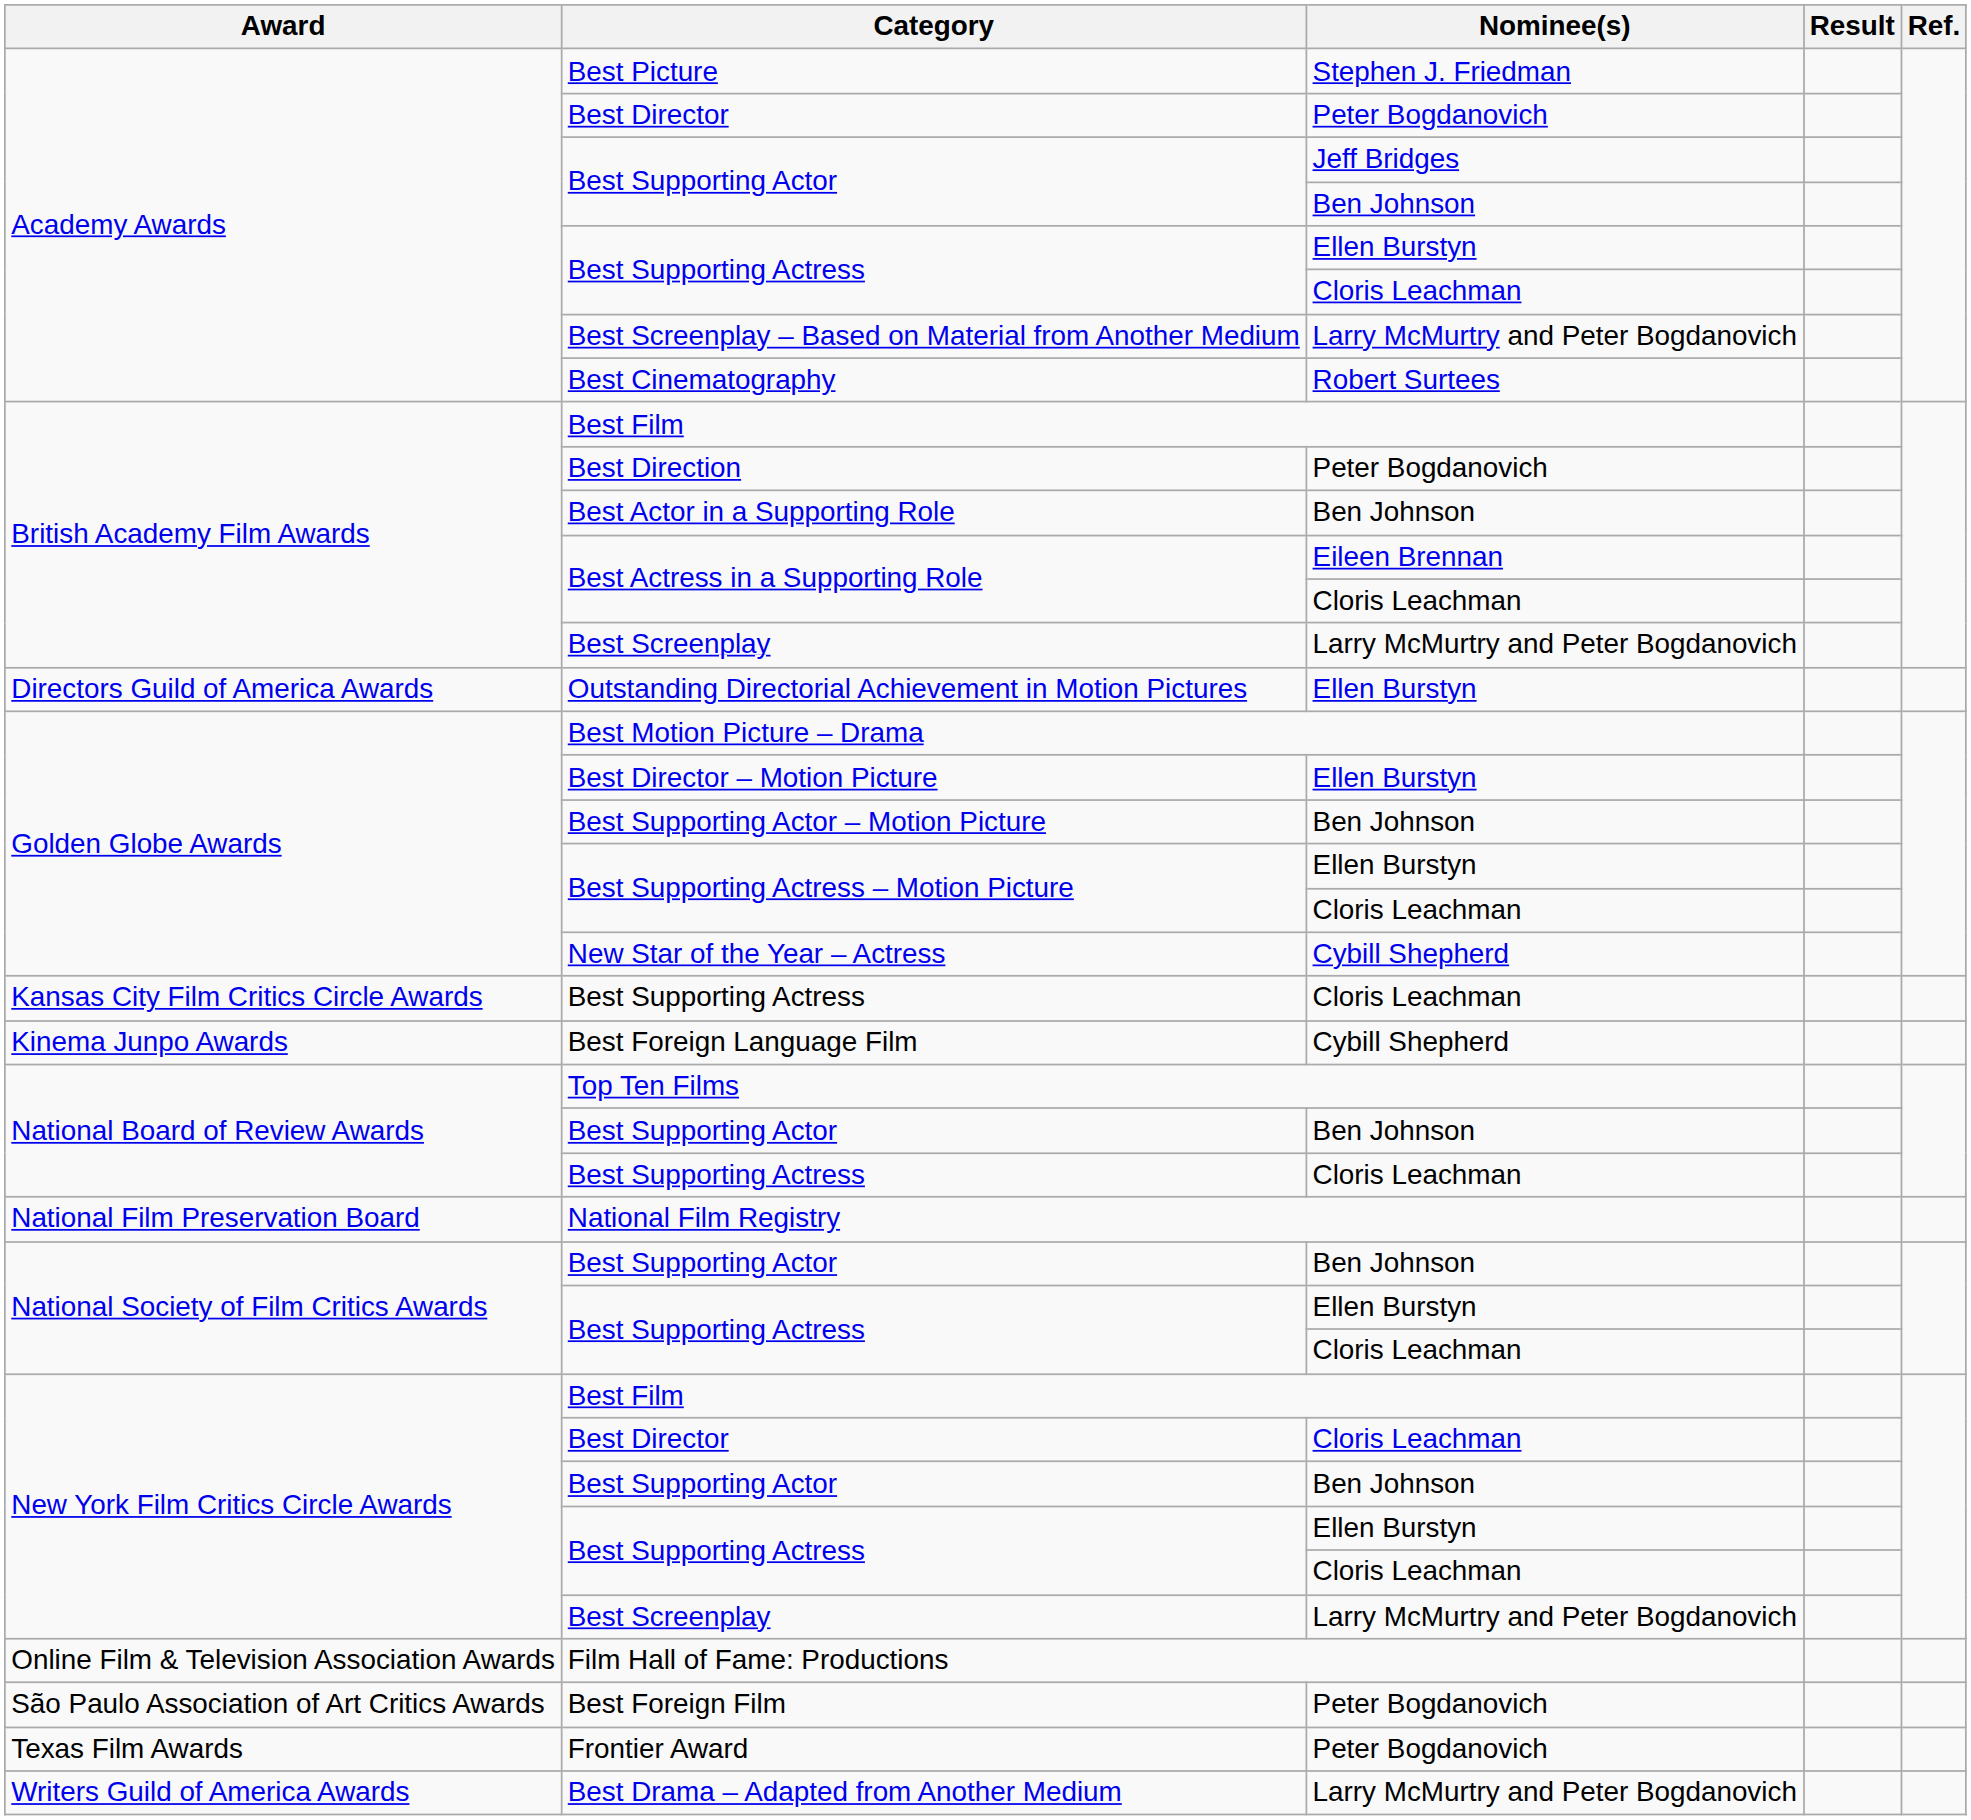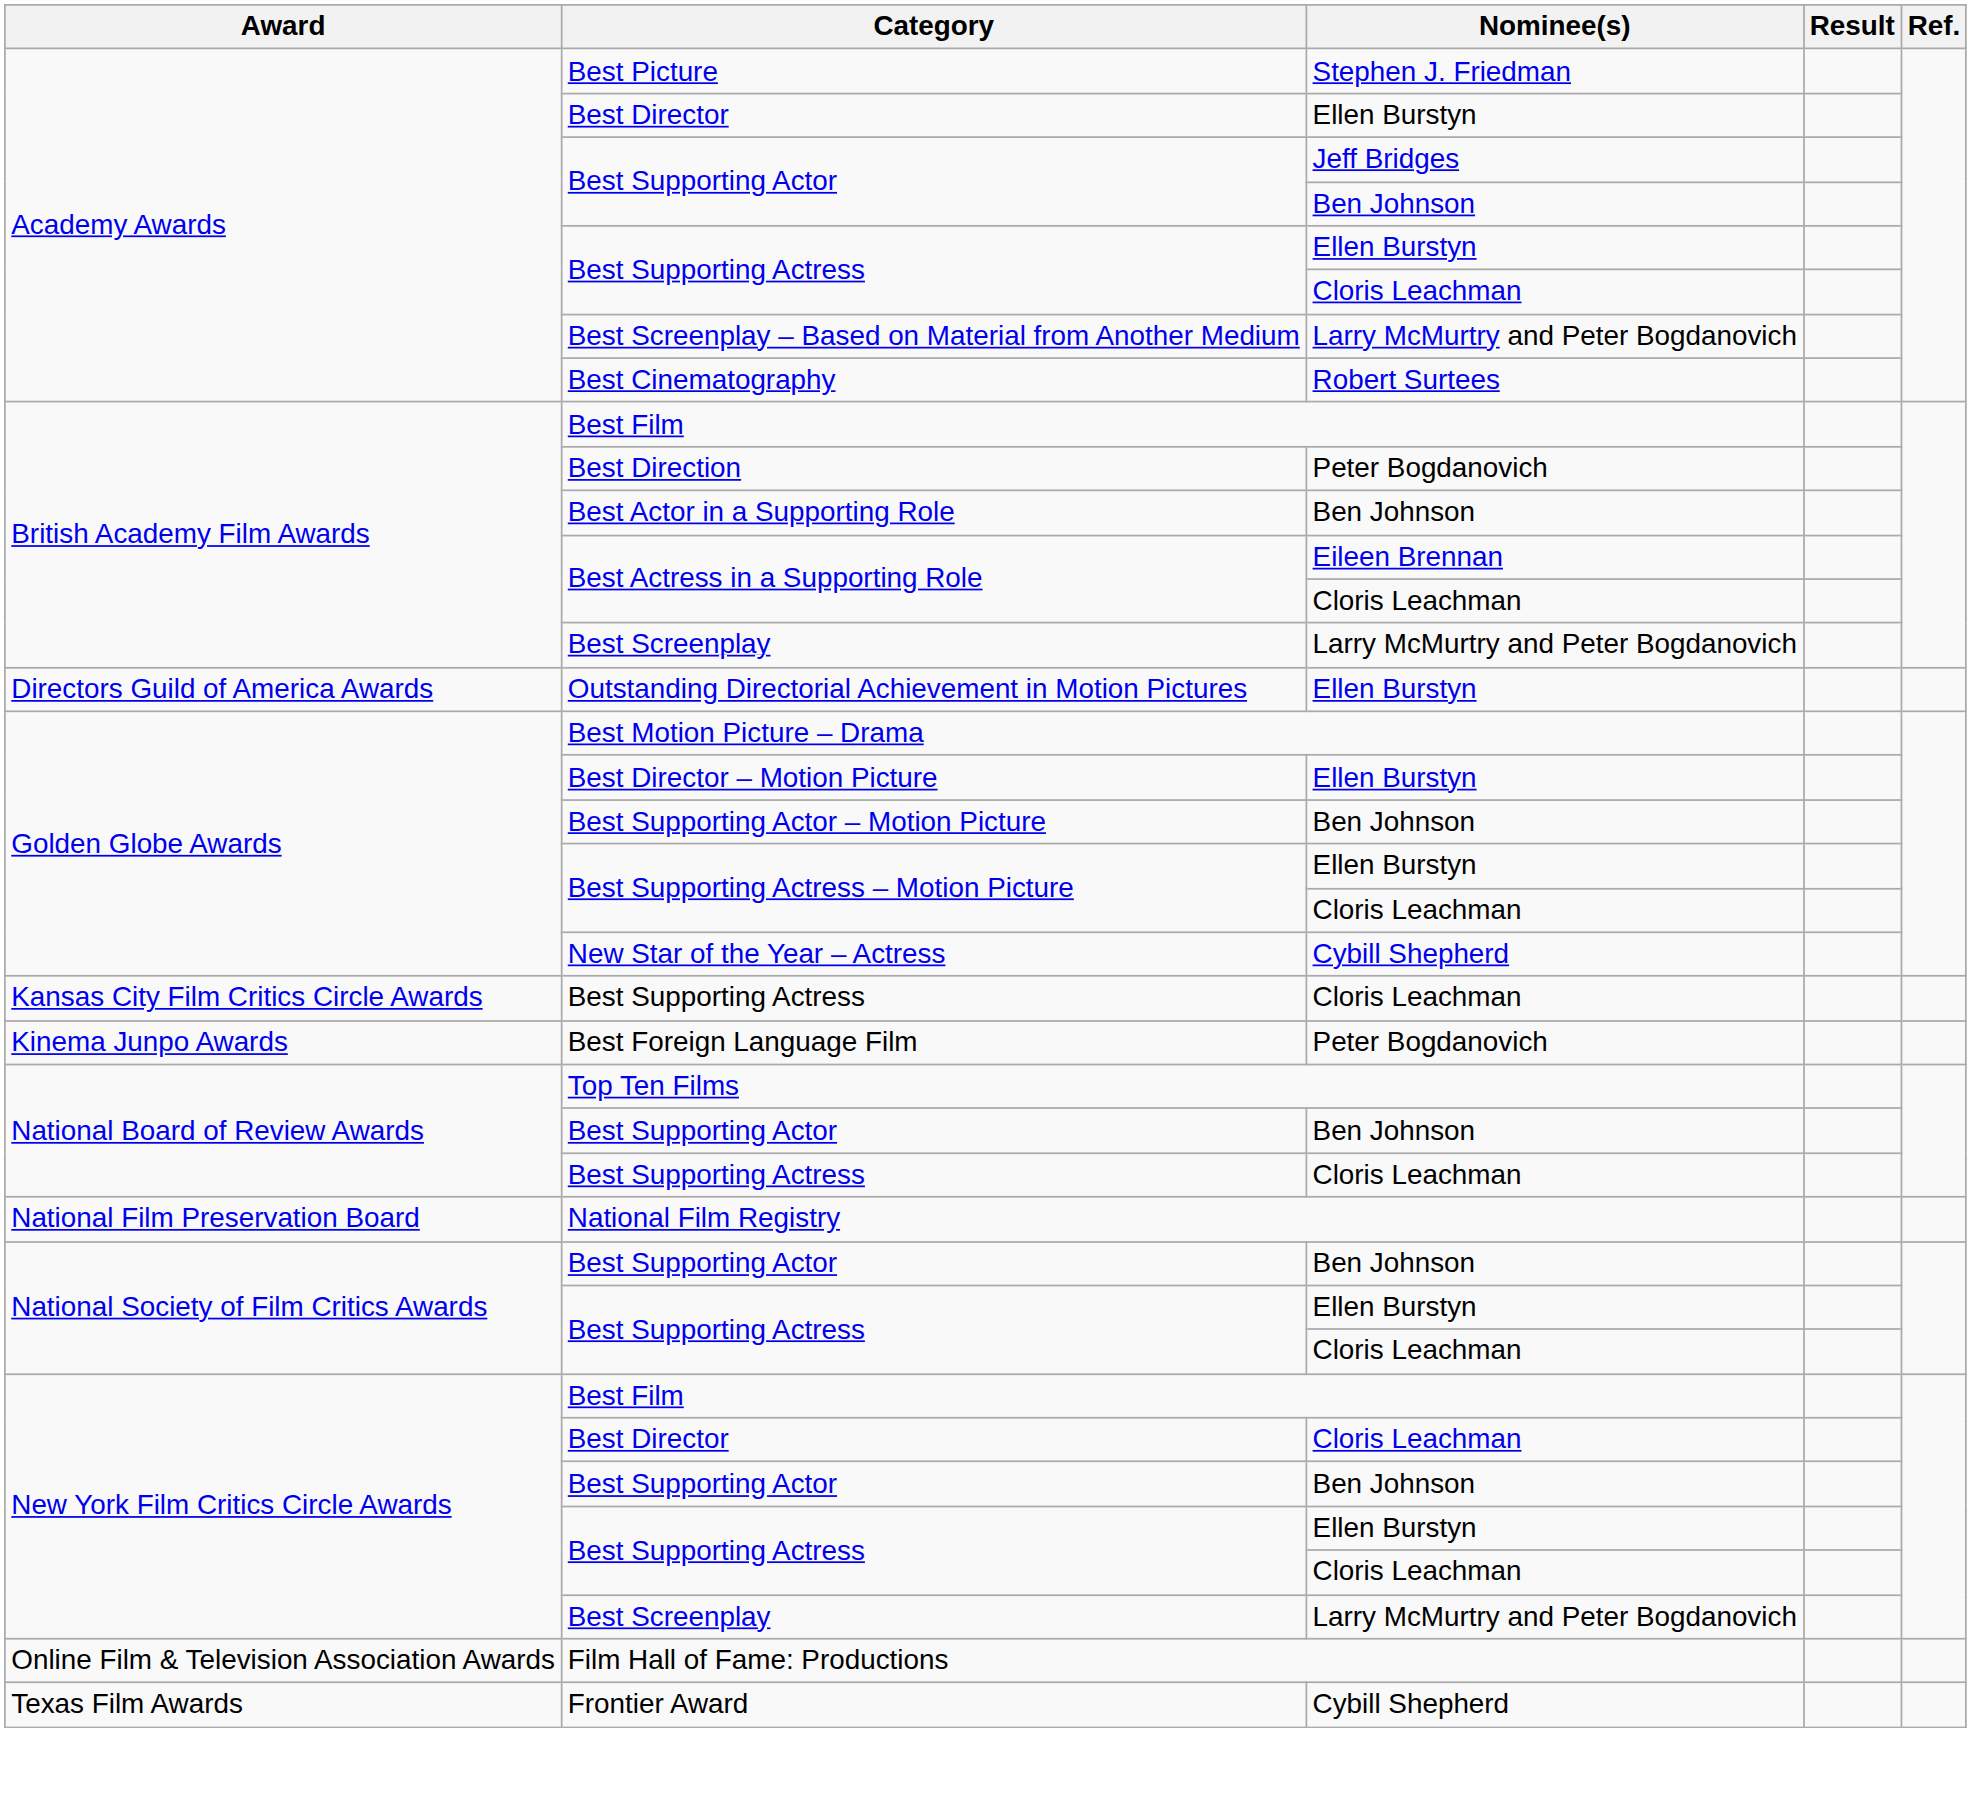(1430, 114) Peter Bogdanovich -> (1395, 114) Ellen Burstyn
(1411, 1042) Cybill Shepherd -> (1430, 1042) Peter Bogdanovich
- row: (278, 1704)
(1430, 1748) Peter Bogdanovich -> (1411, 1704) Cybill Shepherd
- row: (210, 1792)
